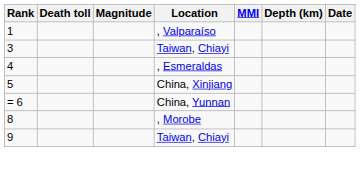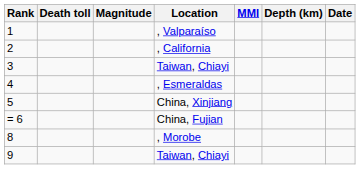+ row: (10, 48)
- row: (15, 102)
+ row: (15, 119)
